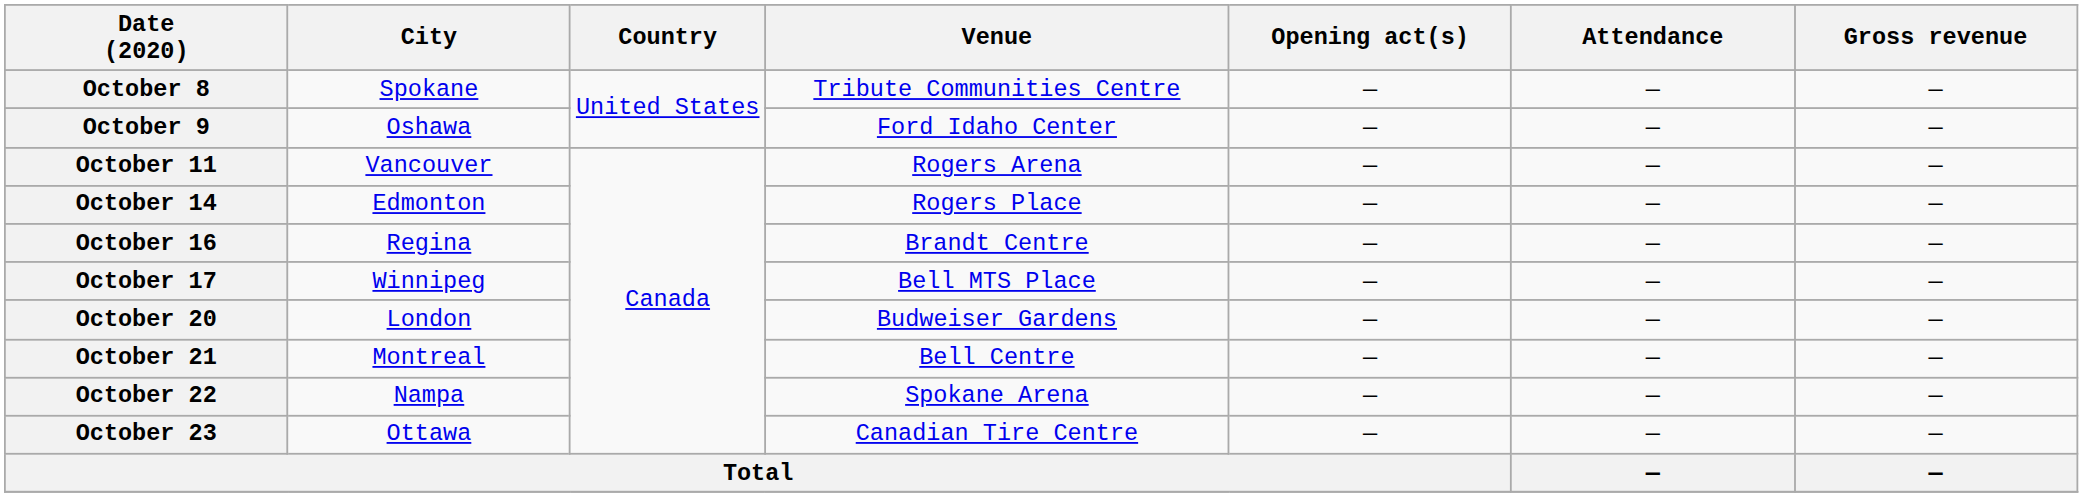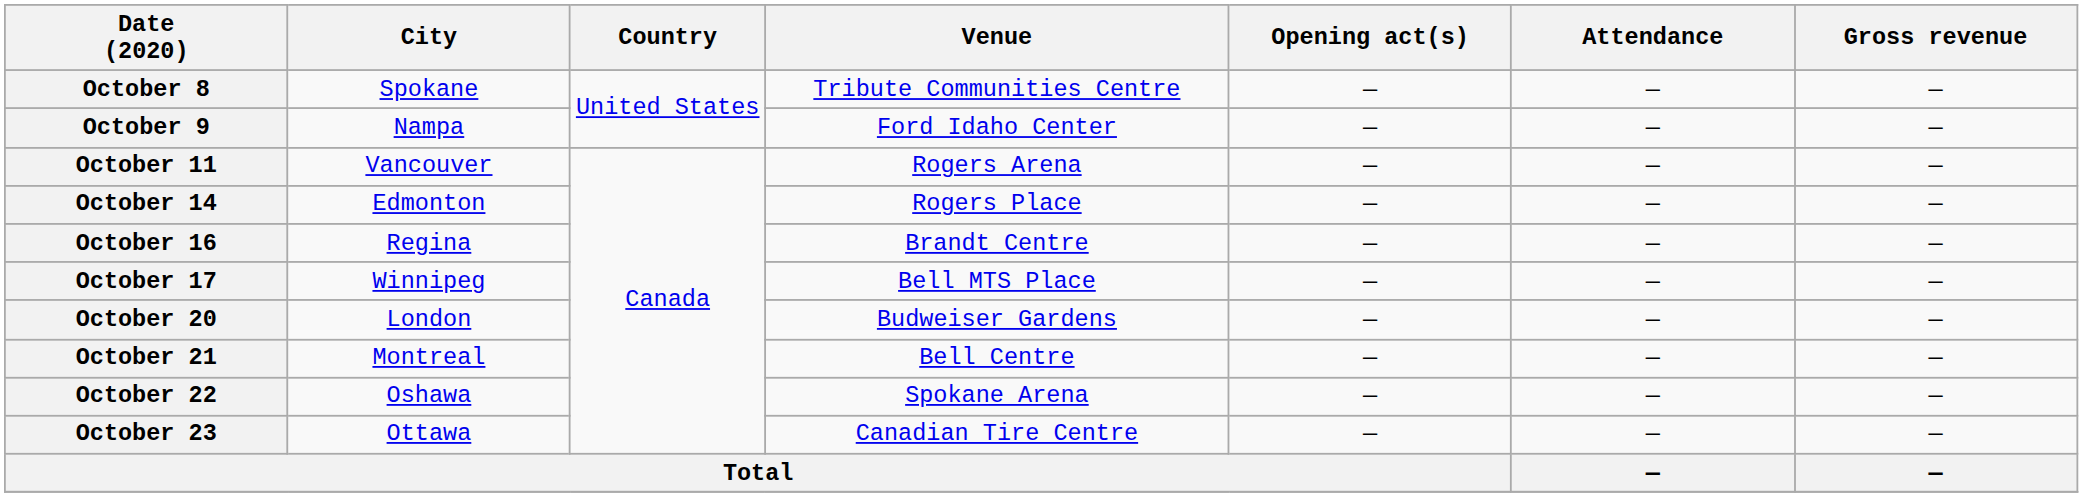(429, 128) Oshawa -> (429, 128) Nampa
(429, 396) Nampa -> (429, 396) Oshawa
